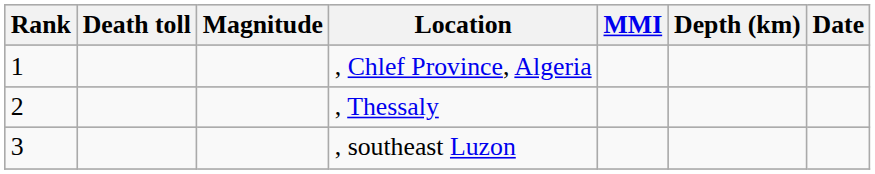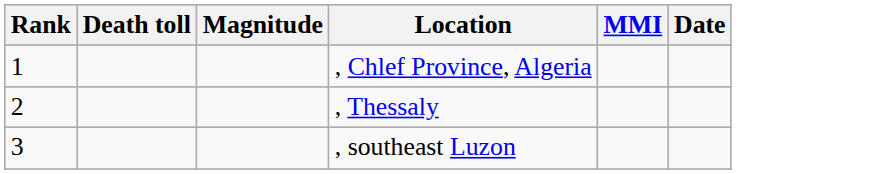- column: (737, 24)
